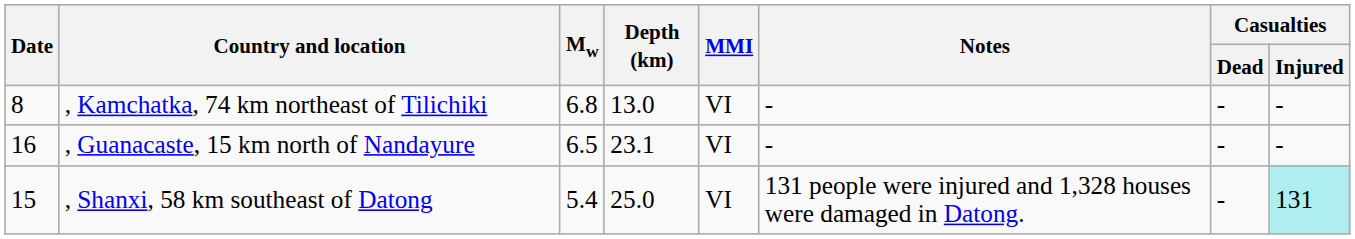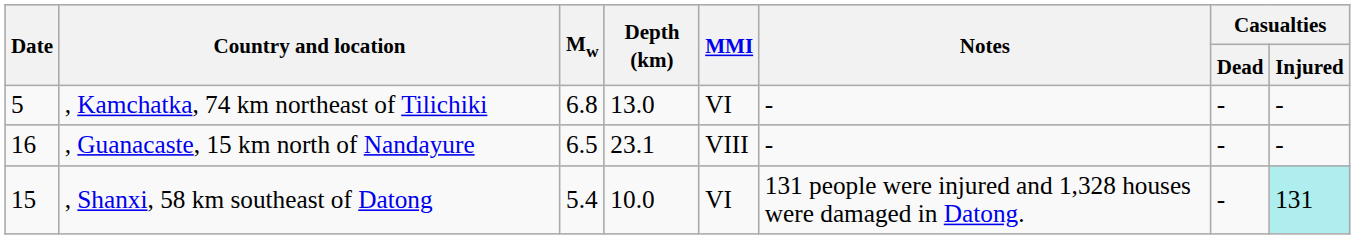(17, 104) 8 -> (17, 104) 5
(719, 144) VI -> (727, 144) VIII
(632, 199) 25.0 -> (632, 199) 10.0
